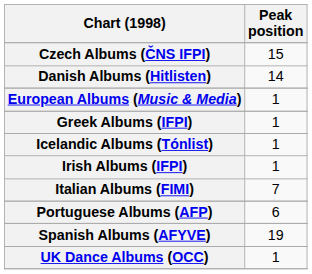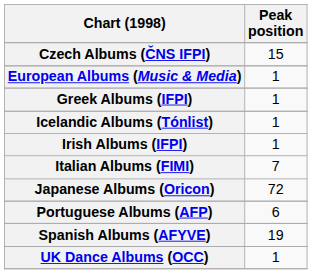- row: (125, 76)
+ row: (125, 189)
